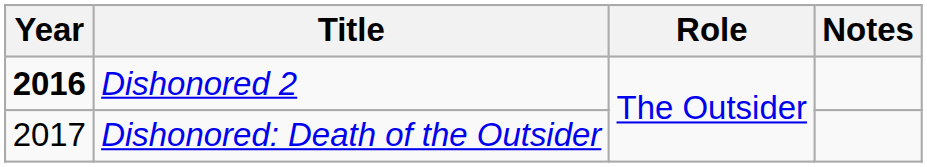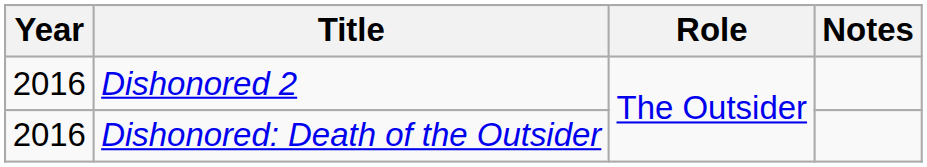(49, 82) bold -> (49, 82) normal
(49, 135) 2017 -> (49, 135) 2016
